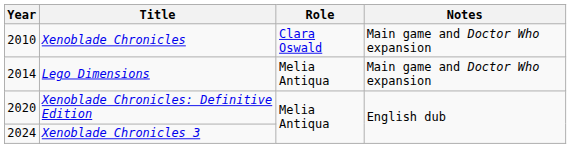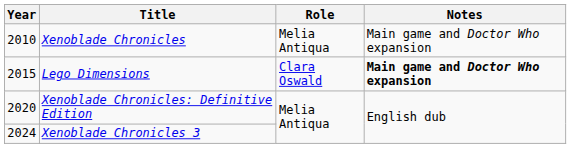(301, 41) Clara Oswald -> (304, 41) Melia Antiqua
(22, 74) 2014 -> (22, 74) 2015
(304, 74) Melia Antiqua -> (301, 74) Clara Oswald
(453, 74) normal -> (453, 74) bold
